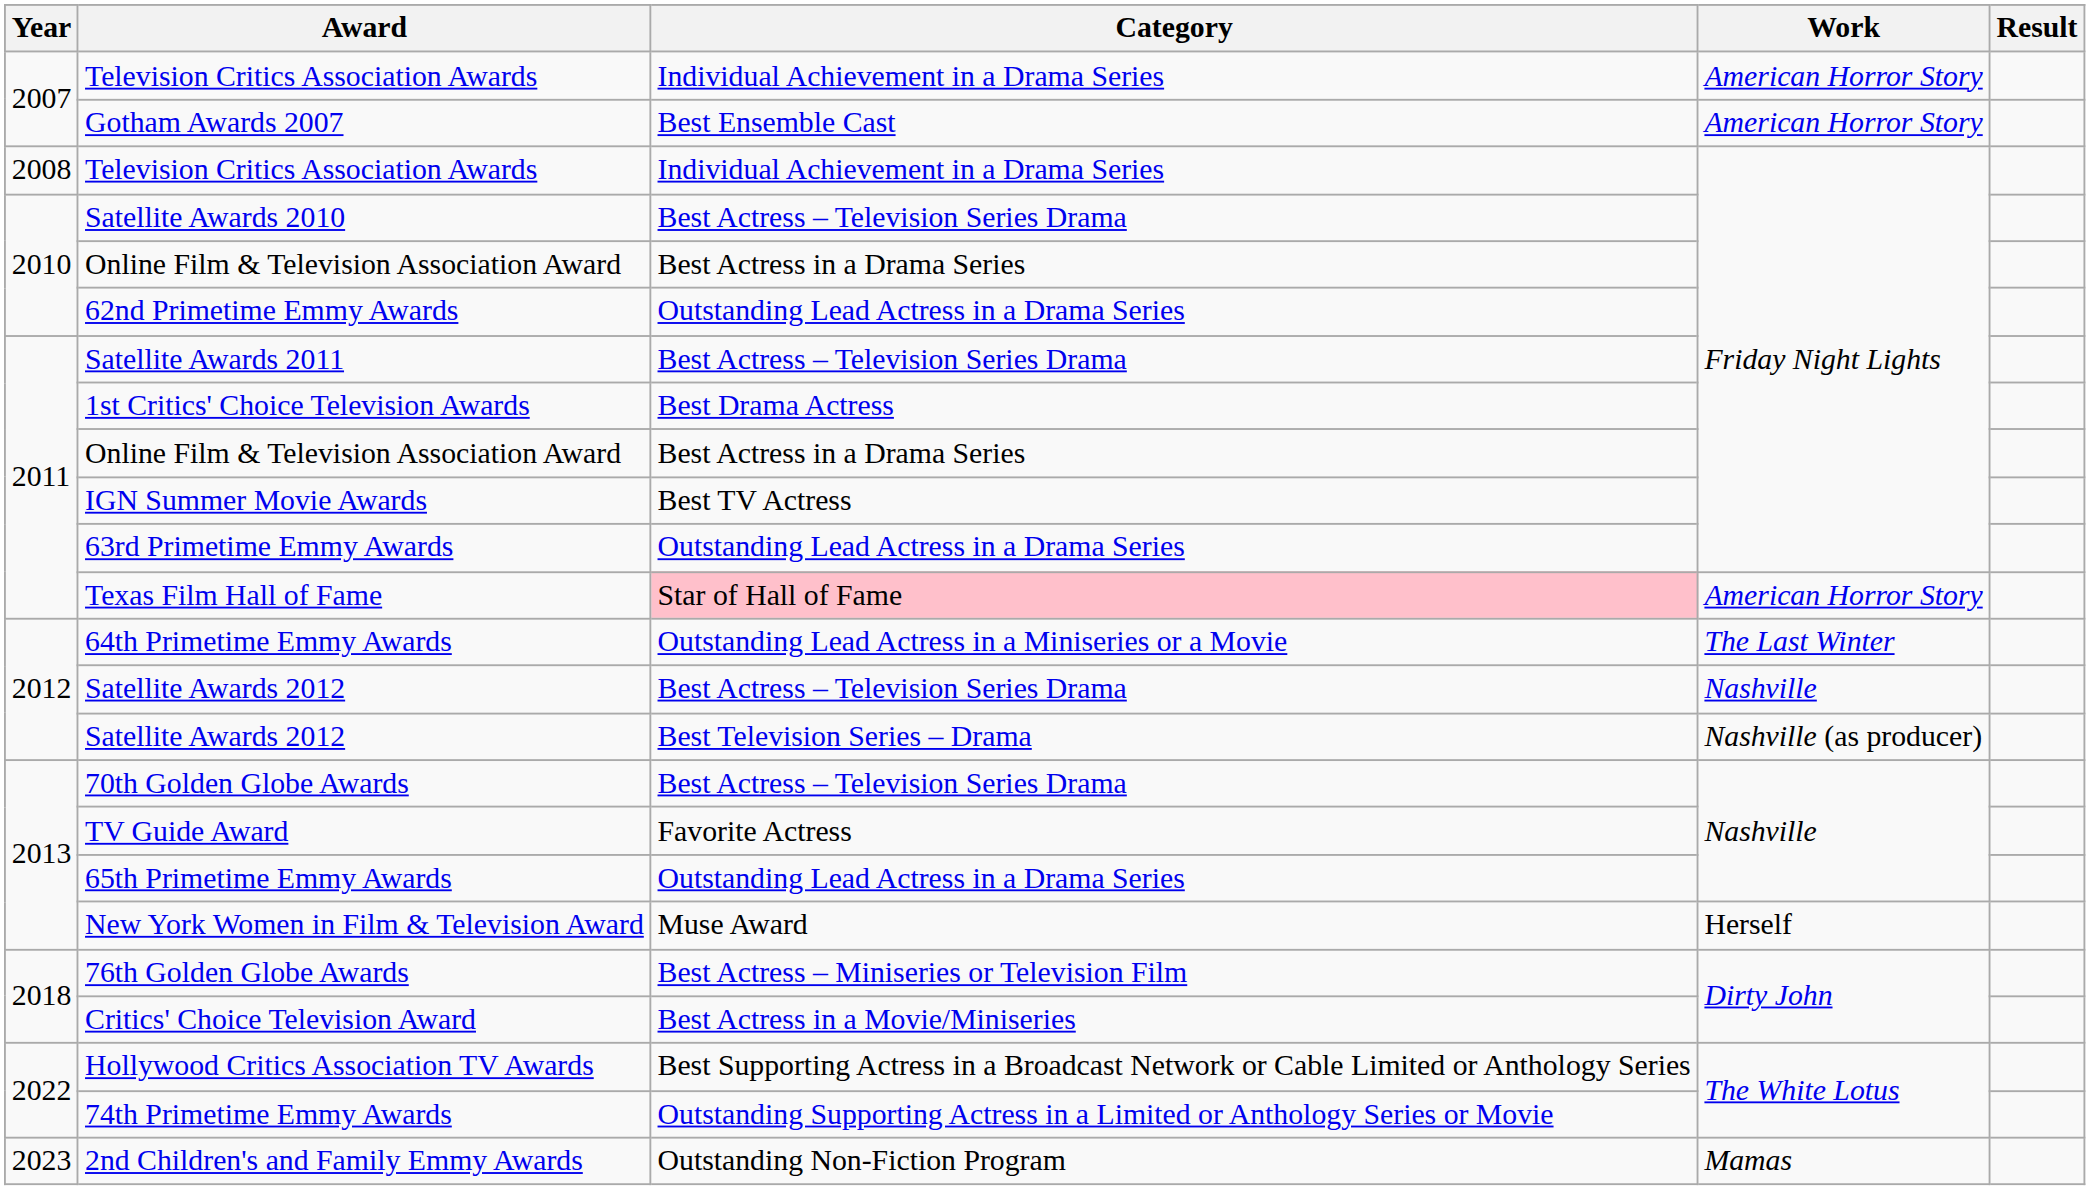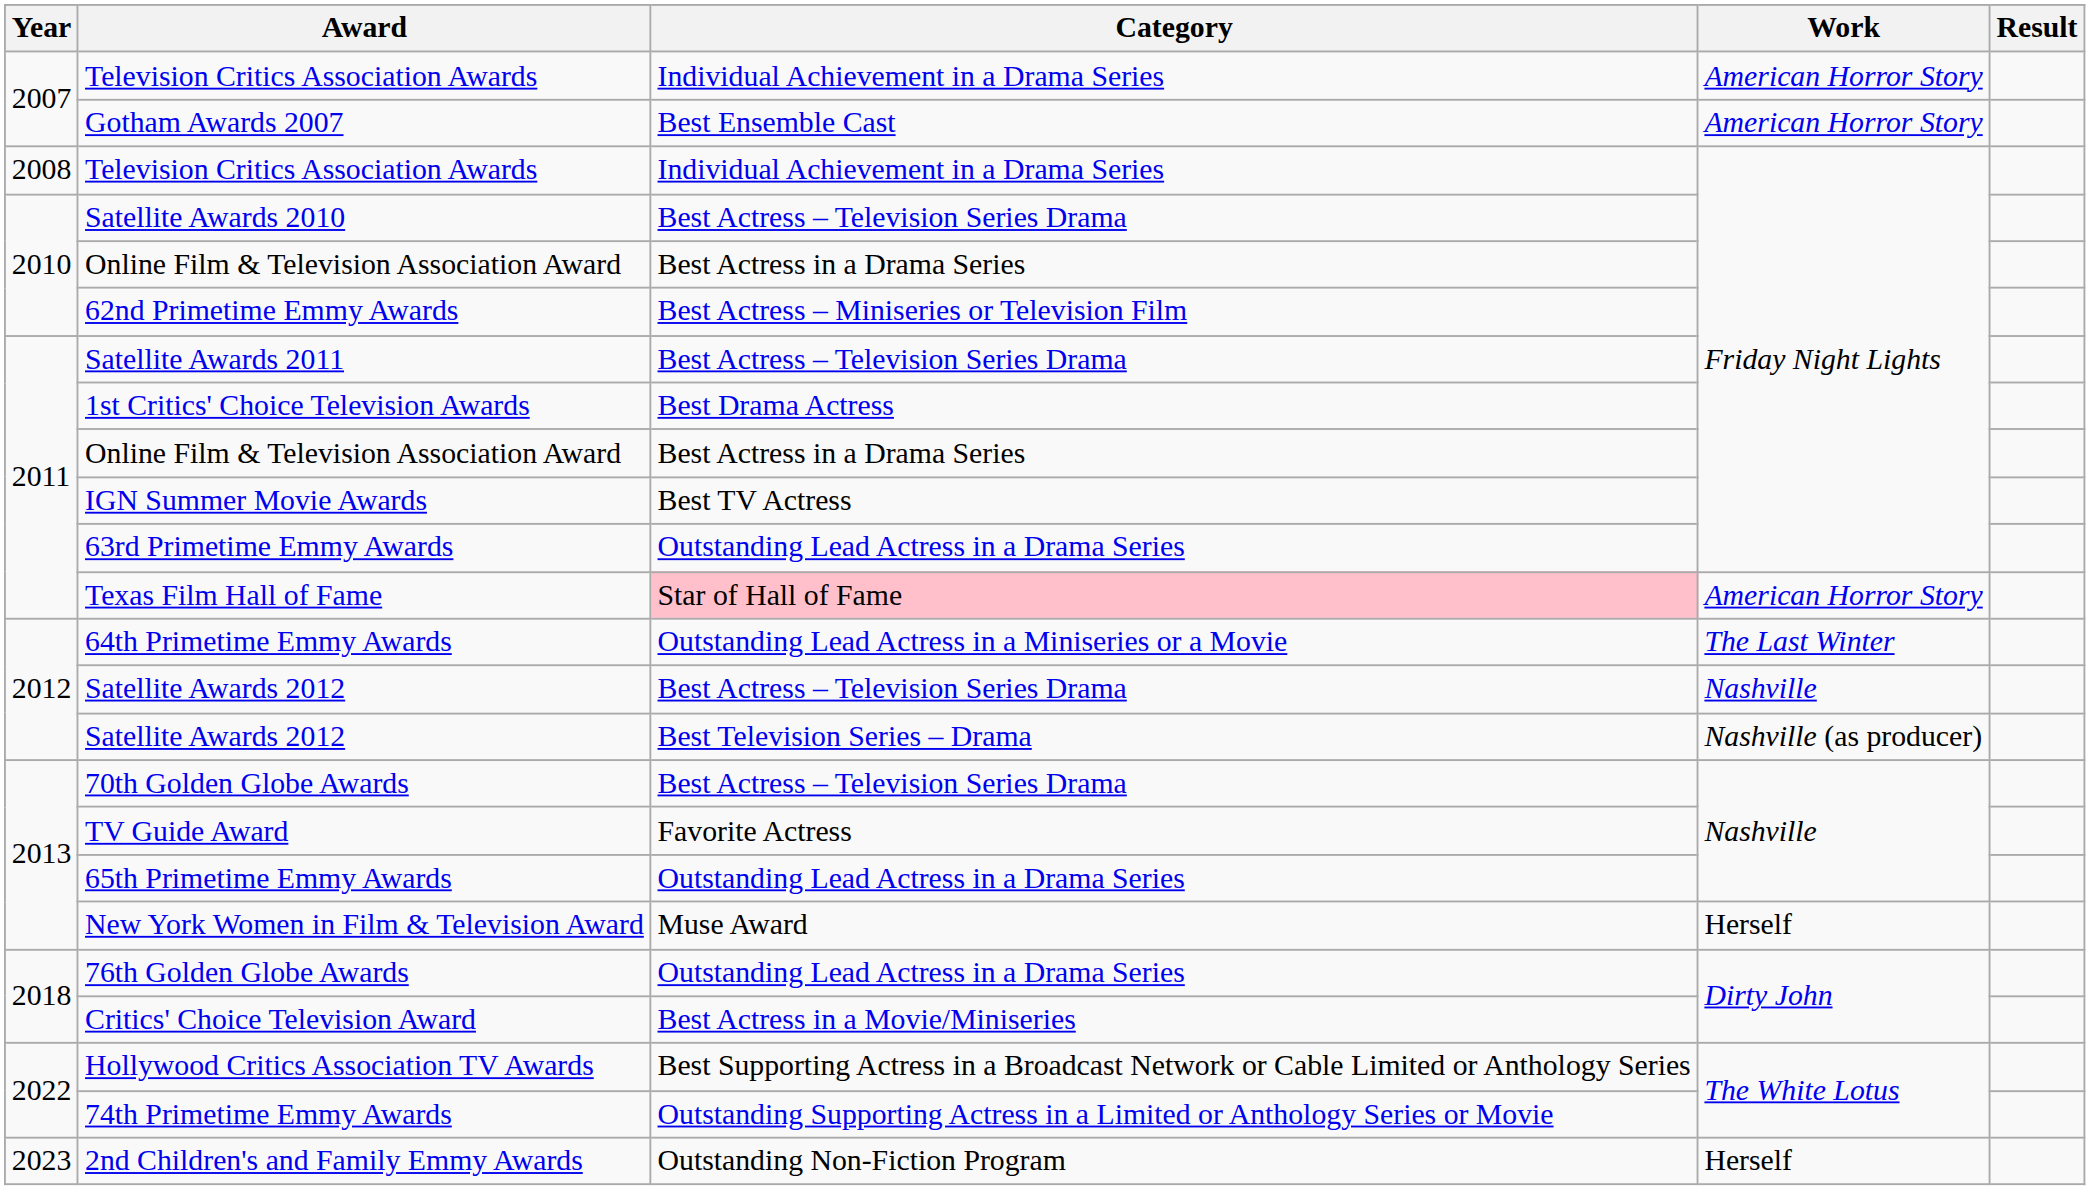(921, 311) Outstanding Lead Actress in a Drama Series -> (922, 311) Best Actress – Miniseries or Television Film
(922, 972) Best Actress – Miniseries or Television Film -> (921, 972) Outstanding Lead Actress in a Drama Series
(1748, 1160) Mamas -> (1748, 1160) Herself
